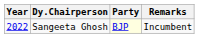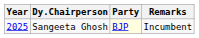(17, 26) 2022 -> (17, 26) 2025
